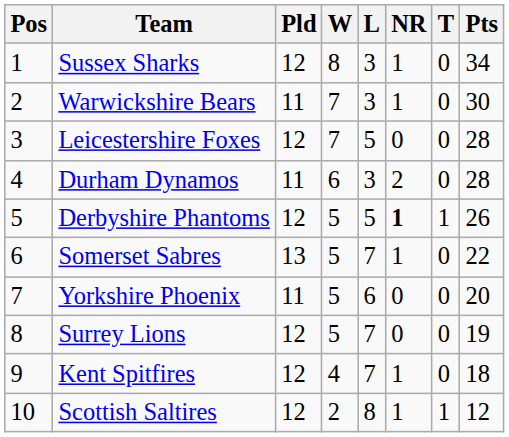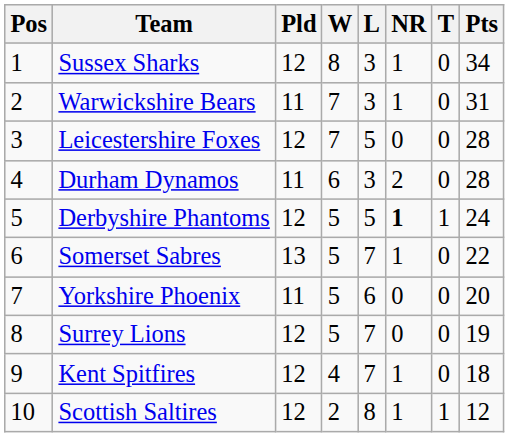(478, 101) 30 -> (478, 101) 31
(478, 218) 26 -> (478, 218) 24
